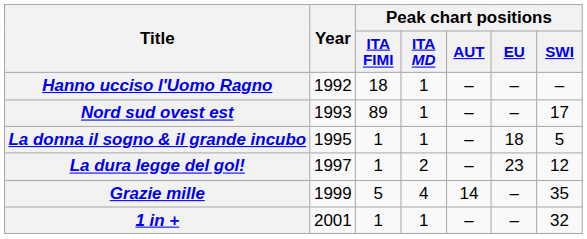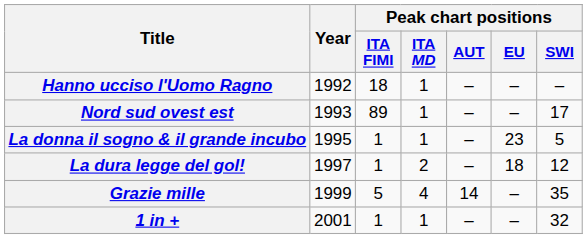(514, 139) 18 -> (514, 139) 23
(514, 166) 23 -> (514, 166) 18
